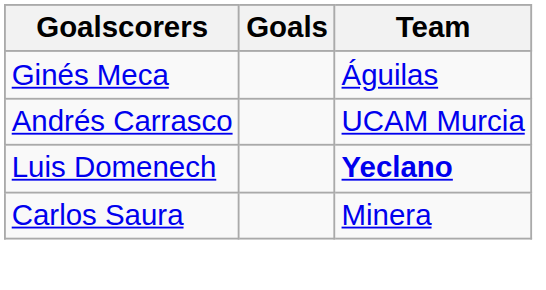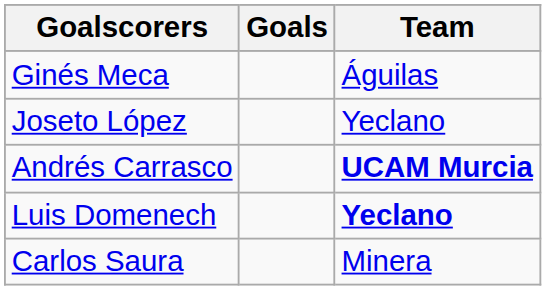+ row: (99, 121)
(433, 121) normal -> (437, 167) bold
